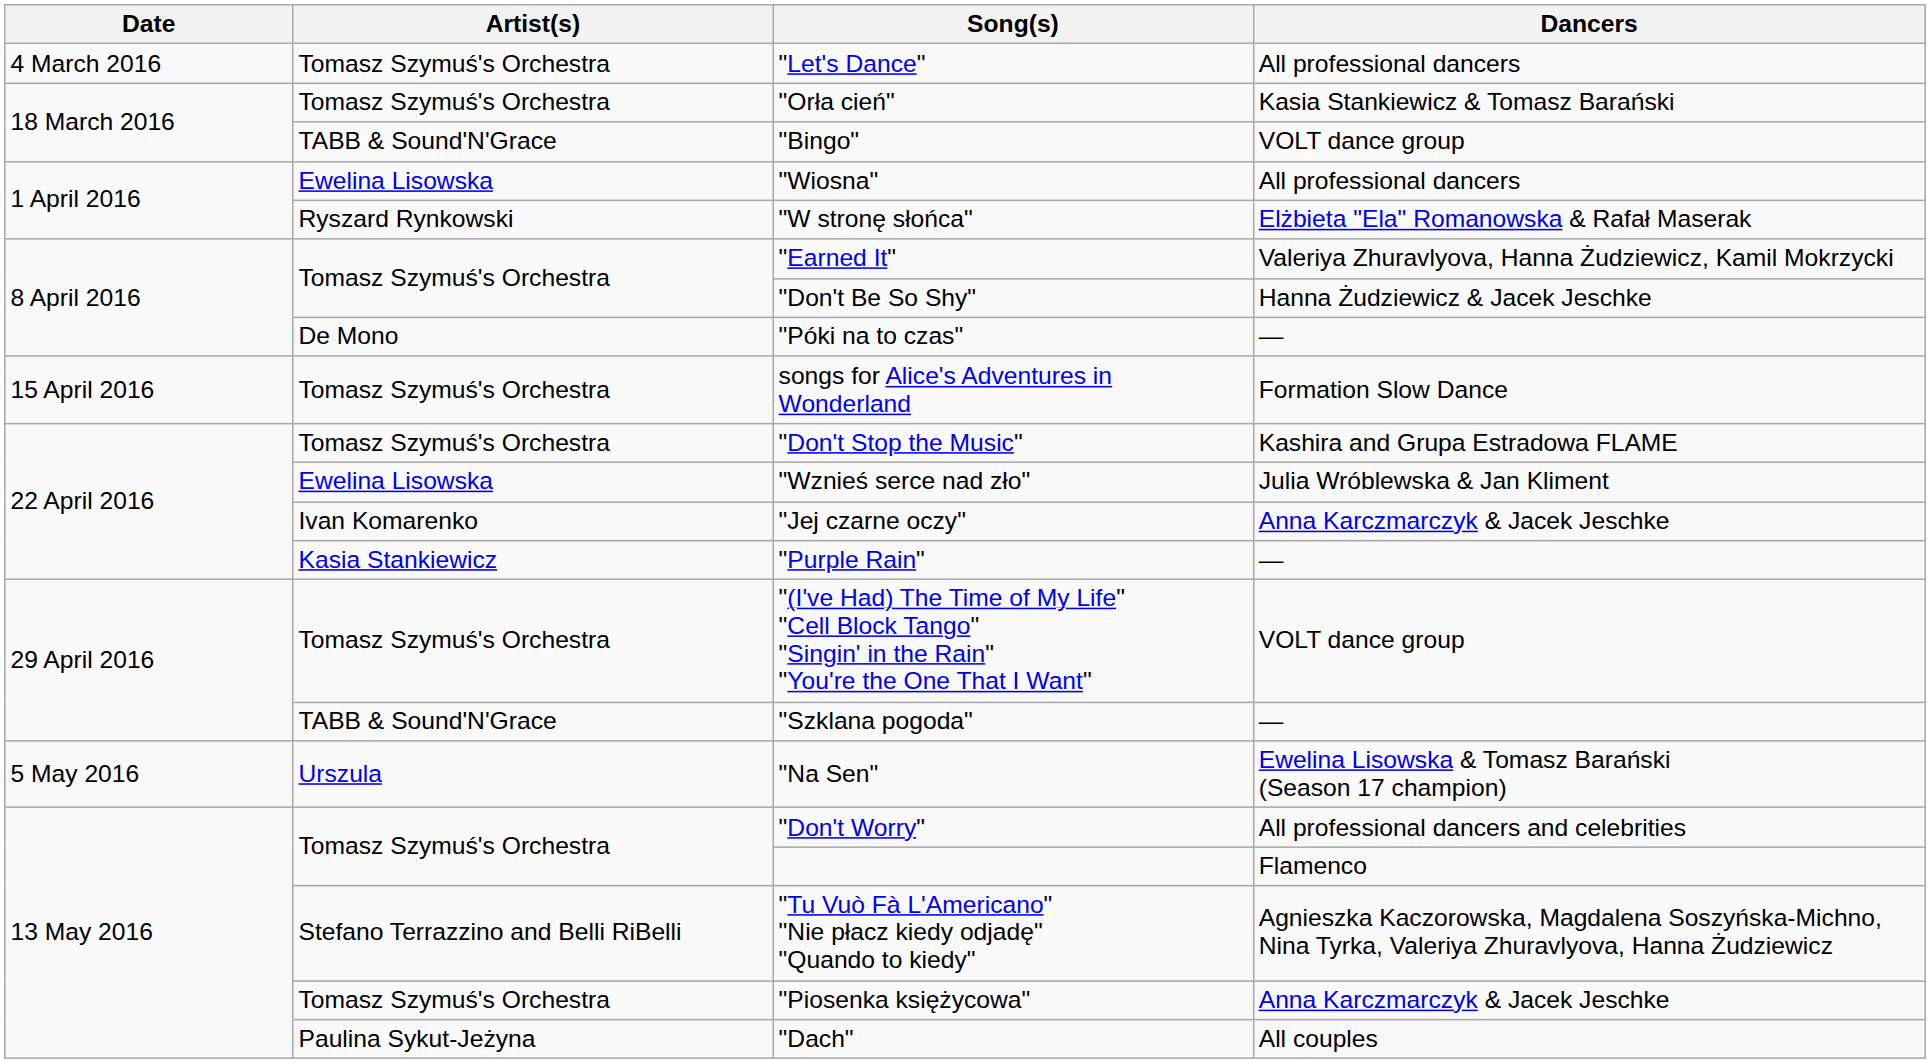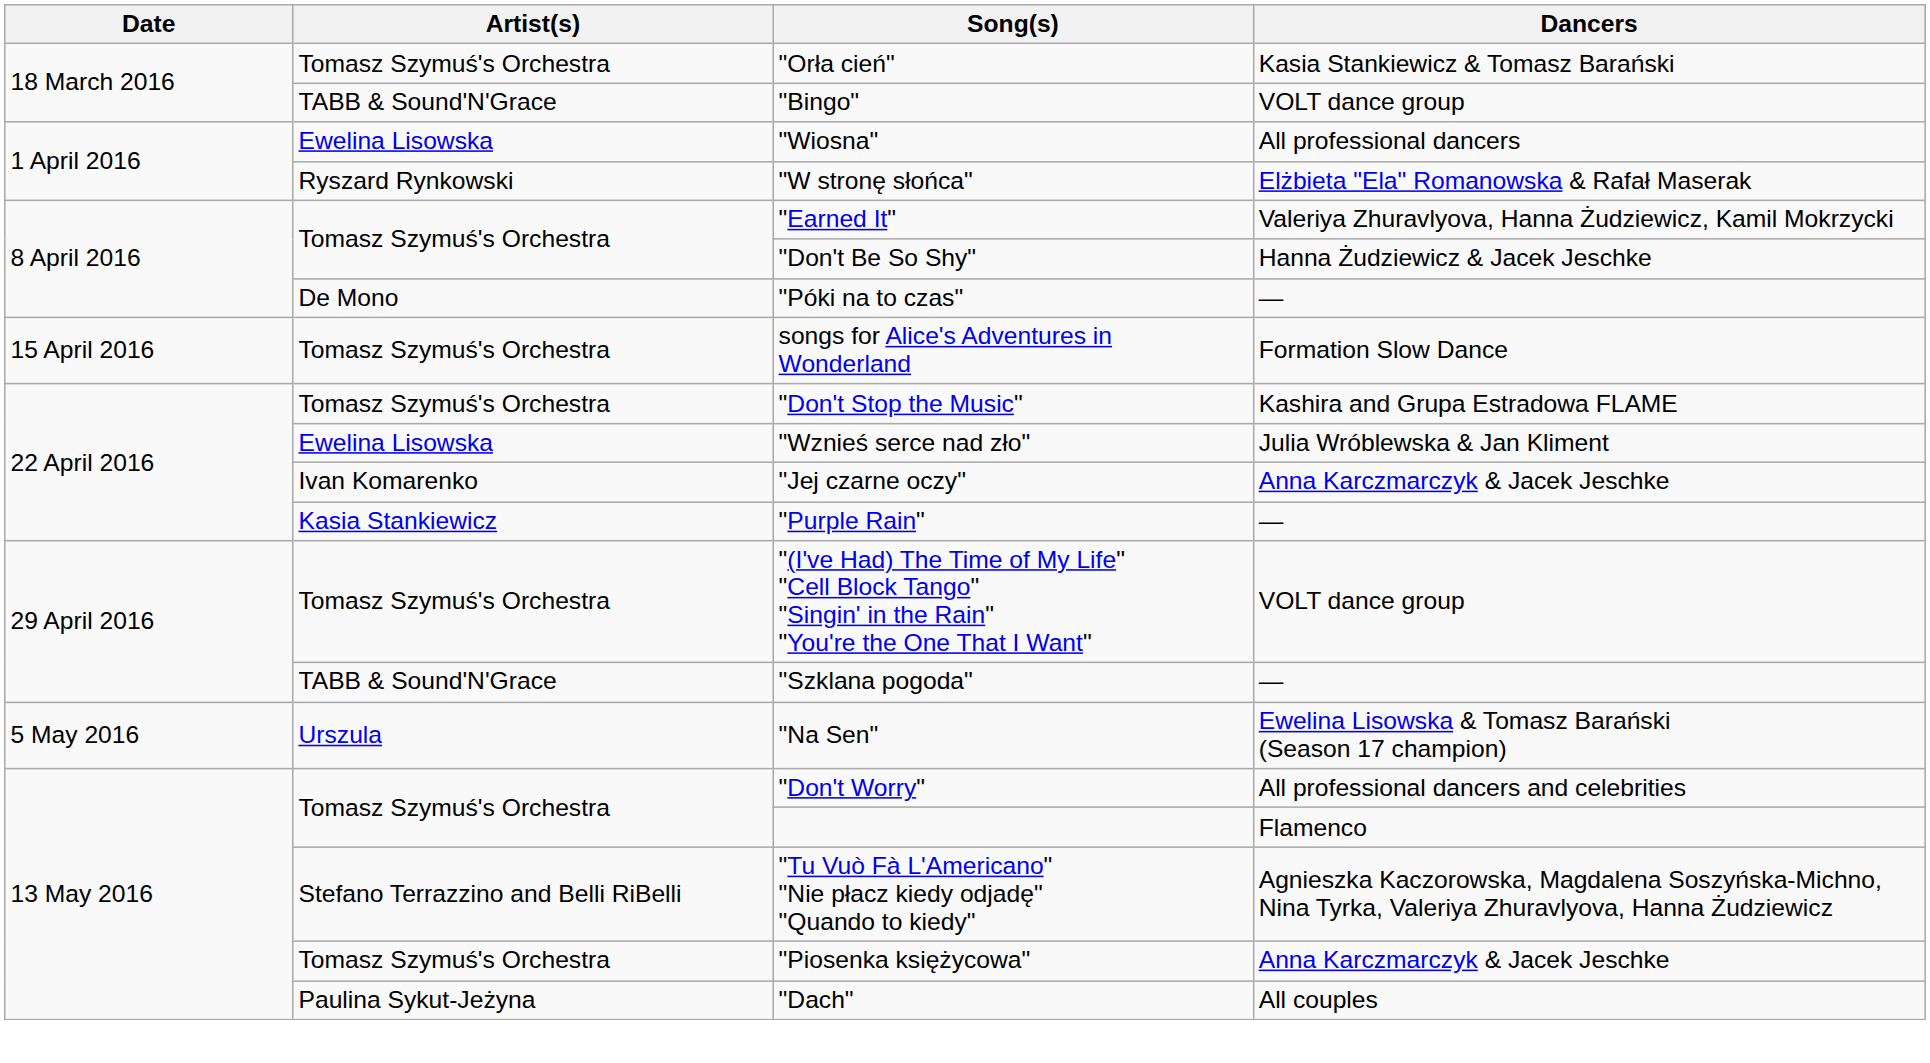- row: (852, 63)
